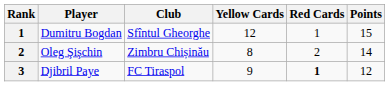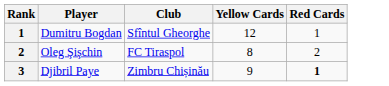- column: (366, 14)
(168, 52) Zimbru Chișinău -> (156, 52) FC Tiraspol
(156, 71) FC Tiraspol -> (168, 71) Zimbru Chișinău
